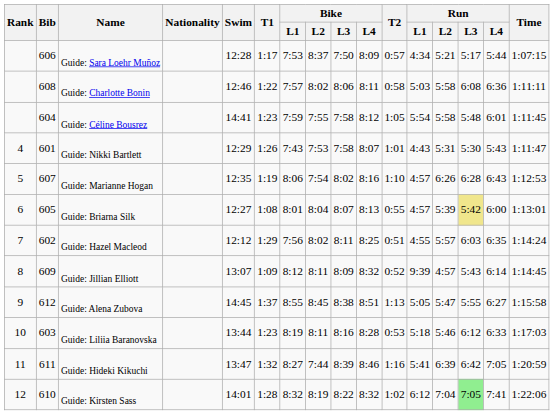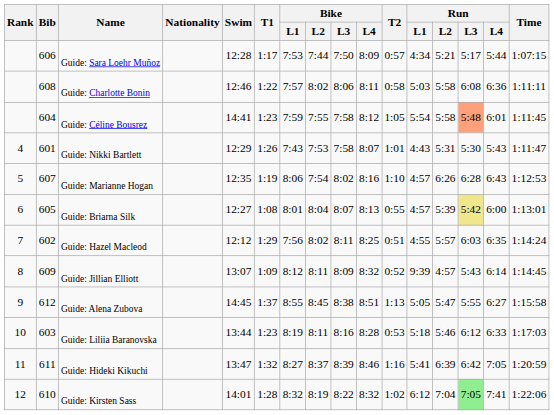(318, 55) 8:37 -> (318, 55) 7:44
(471, 117) no background -> (471, 117) lightsalmon background
(318, 363) 7:44 -> (318, 363) 8:37
